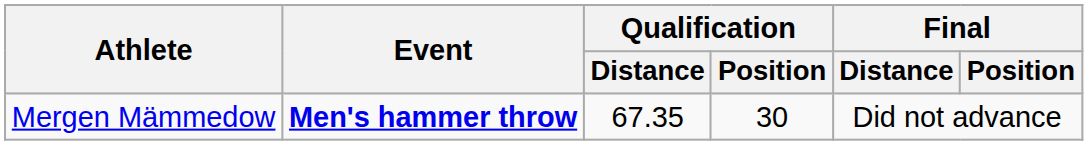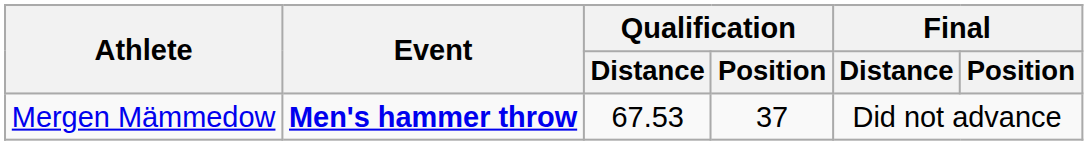(648, 117) 67.35 -> (648, 117) 67.53
(772, 117) 30 -> (772, 117) 37
